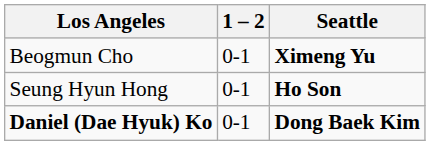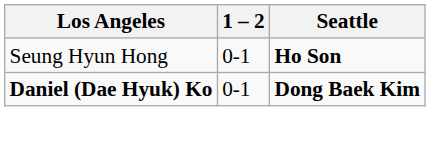- row: (71, 55)
